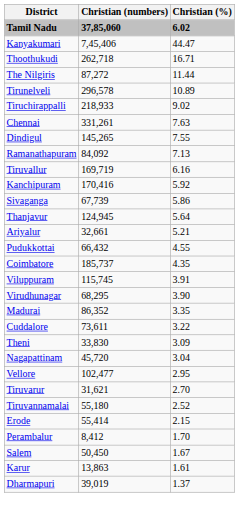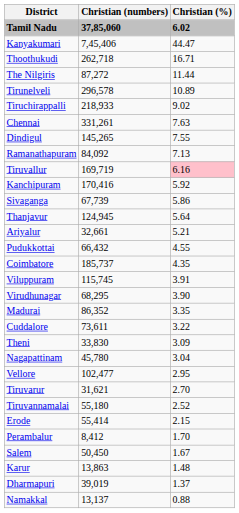(181, 169) no background -> (181, 169) pink background
(95, 358) 45,720 -> (95, 358) 45,780
(181, 468) 1.61 -> (181, 468) 1.48
+ row: (27, 500)
